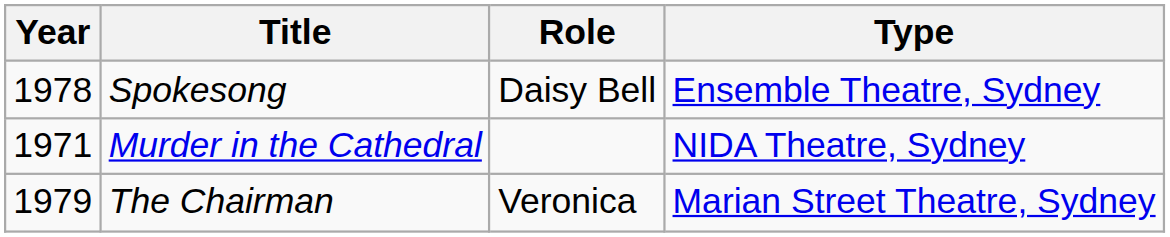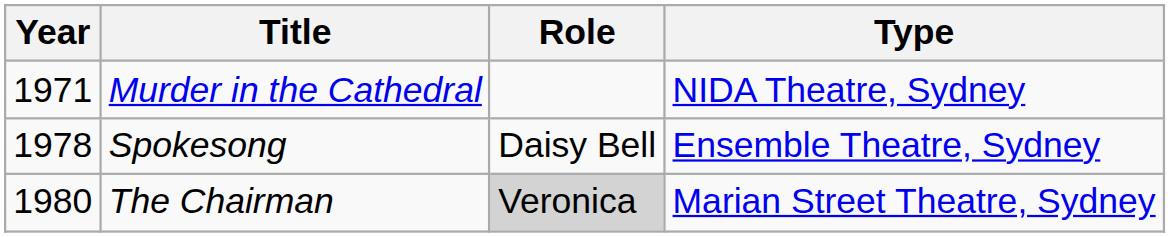rows swapped: (295, 145) <-> (198, 88)
(53, 201) 1979 -> (53, 201) 1980
(567, 201) no background -> (567, 201) lightgrey background
